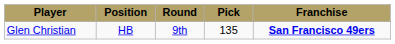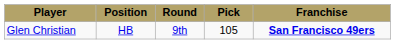(229, 30) 135 -> (229, 30) 105
